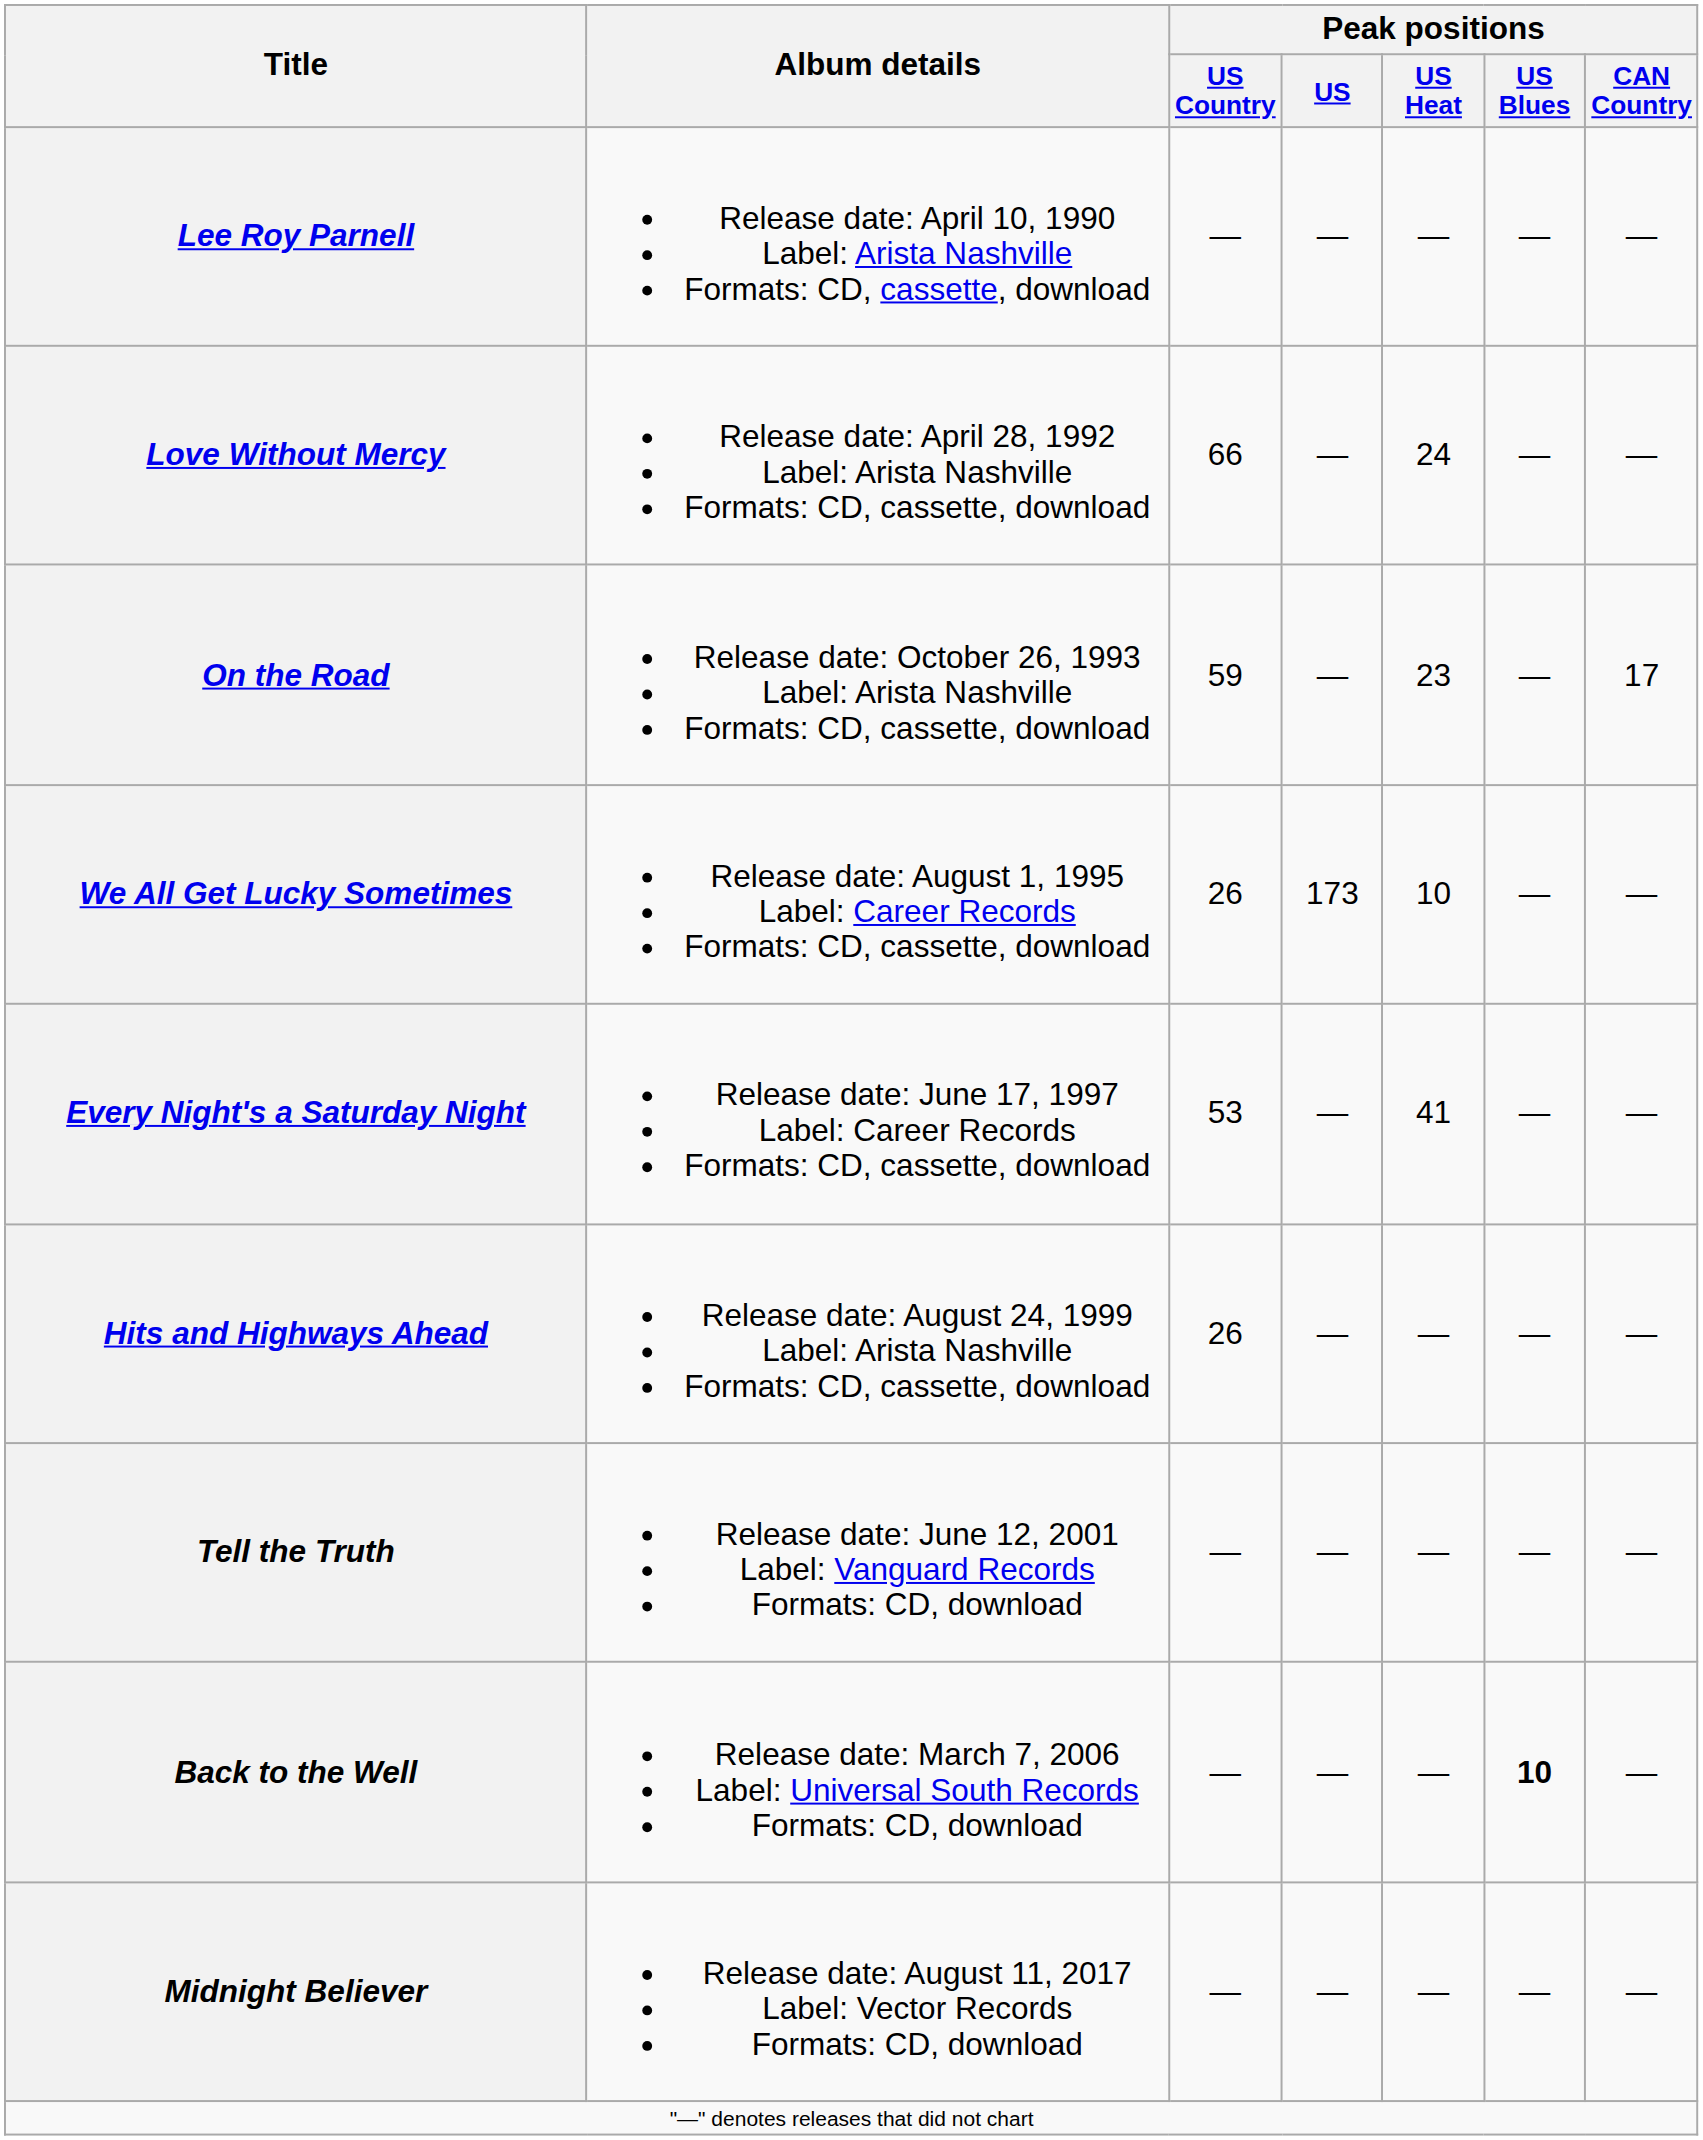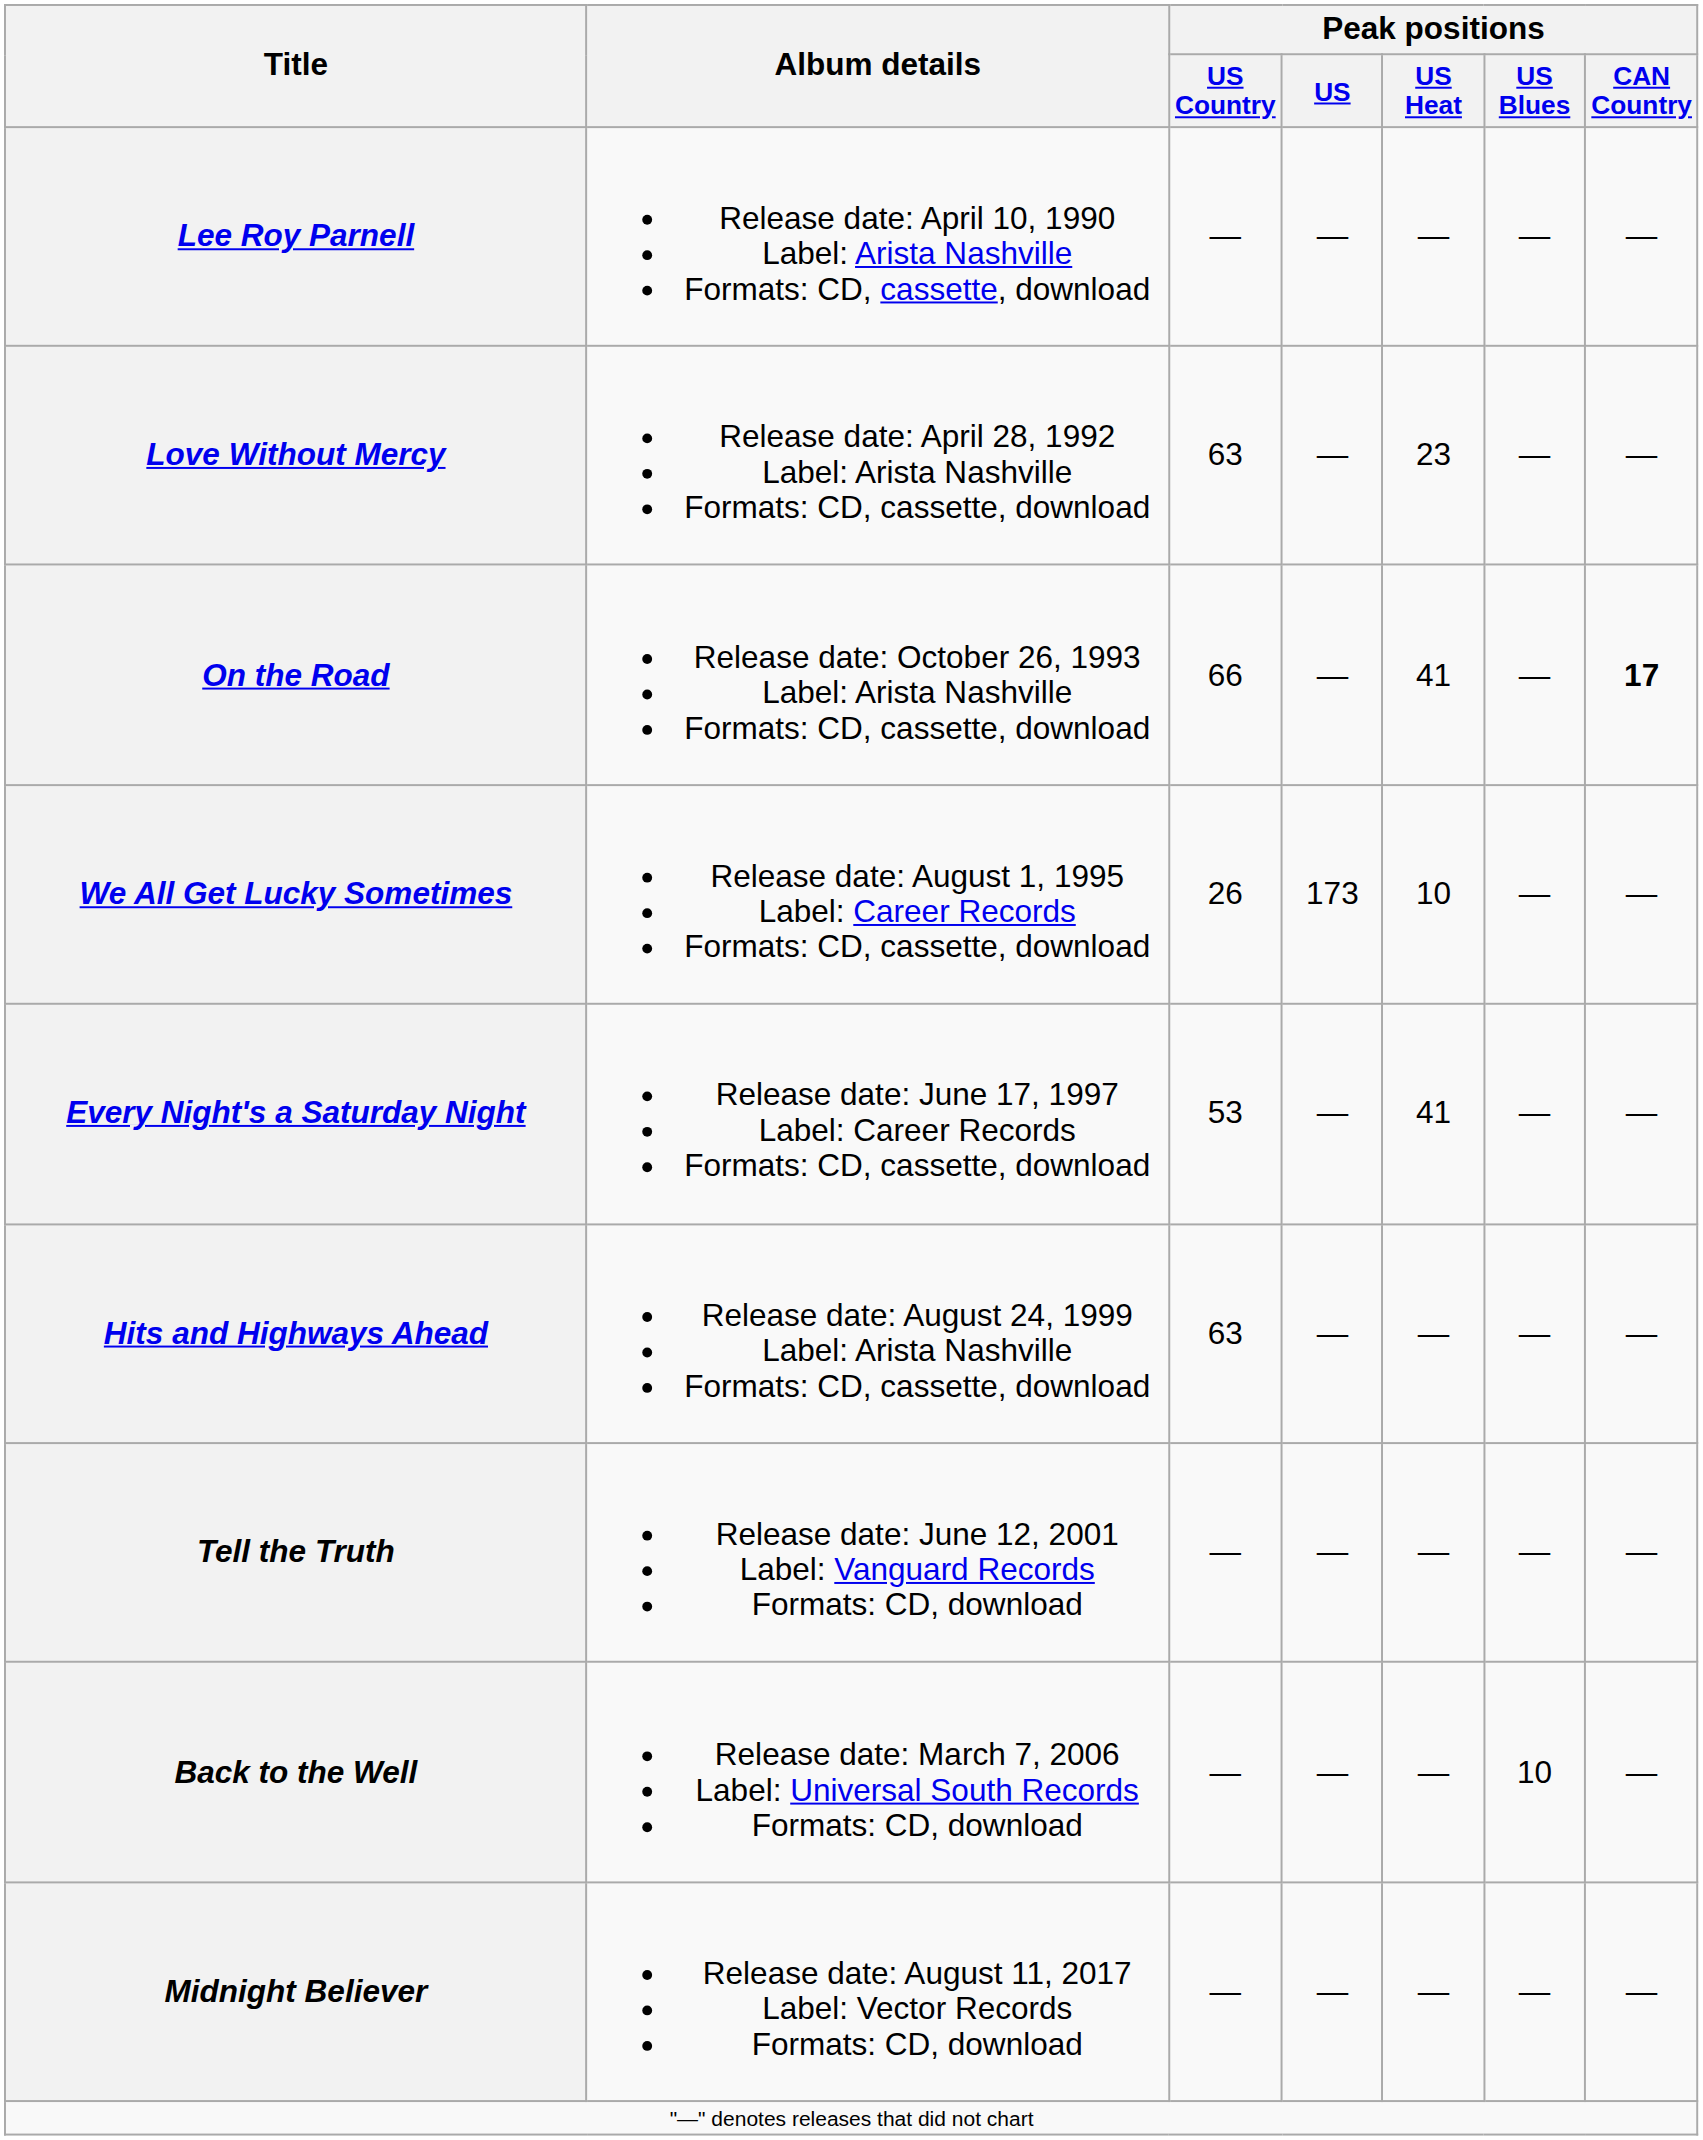(1225, 455) 66 -> (1225, 455) 63
(1433, 455) 24 -> (1433, 455) 23
(1225, 674) 59 -> (1225, 674) 66
(1433, 674) 23 -> (1433, 674) 41
(1642, 674) normal -> (1642, 674) bold
(1225, 1332) 26 -> (1225, 1332) 63
(1535, 1771) bold -> (1535, 1771) normal
